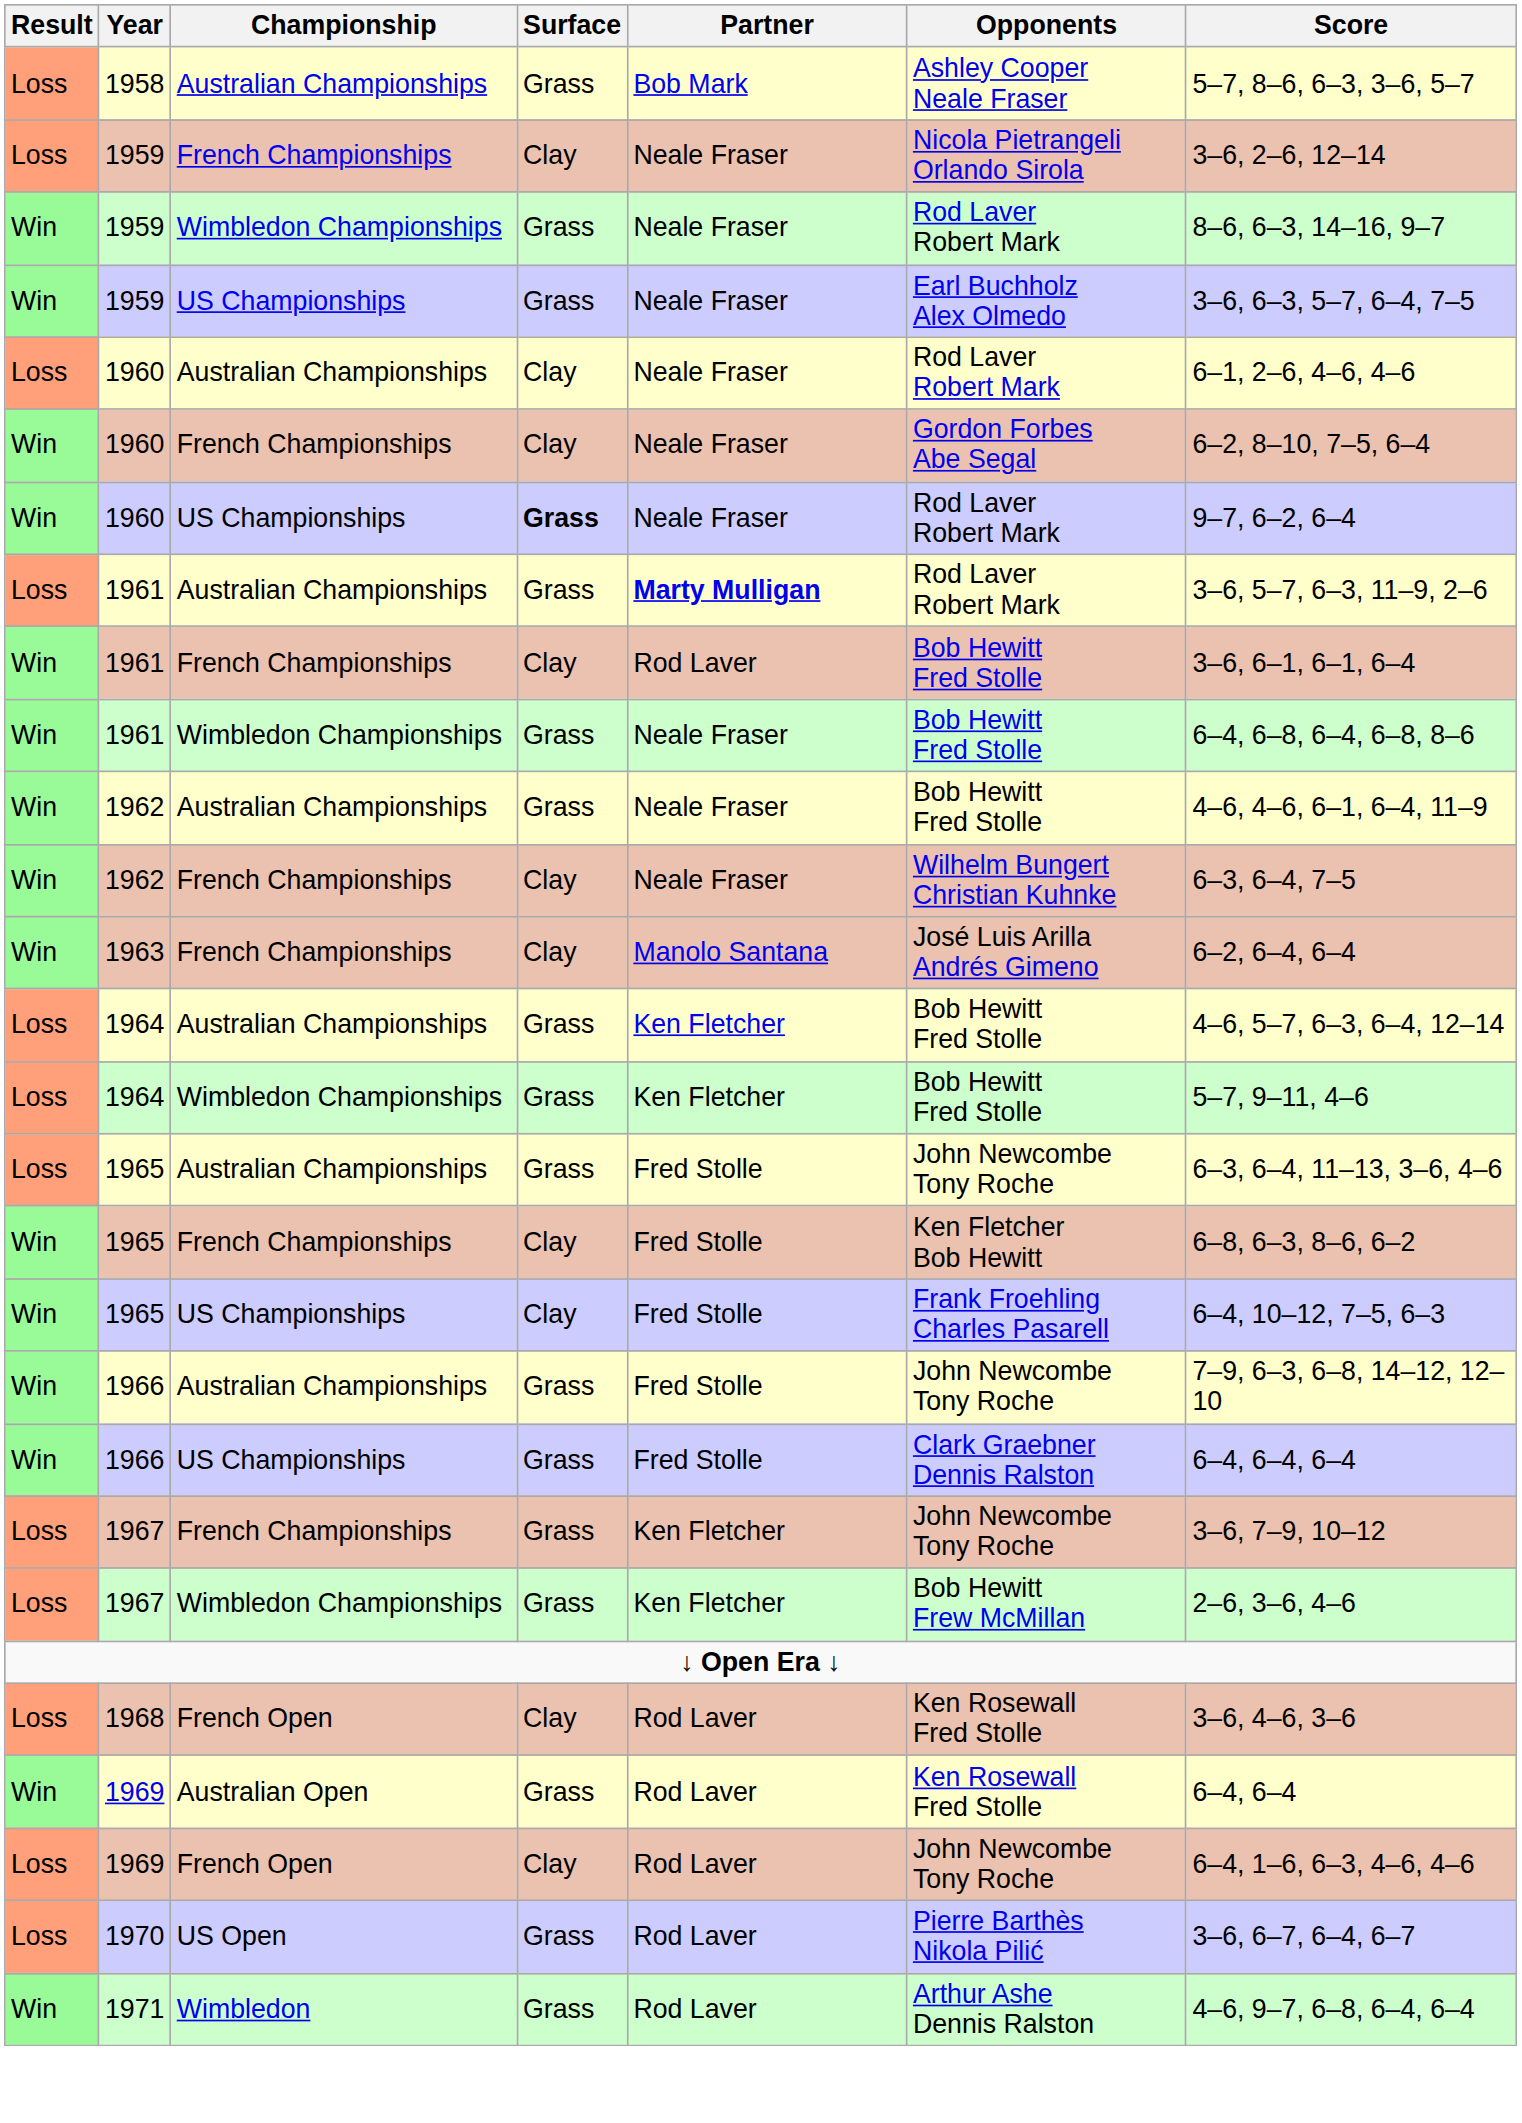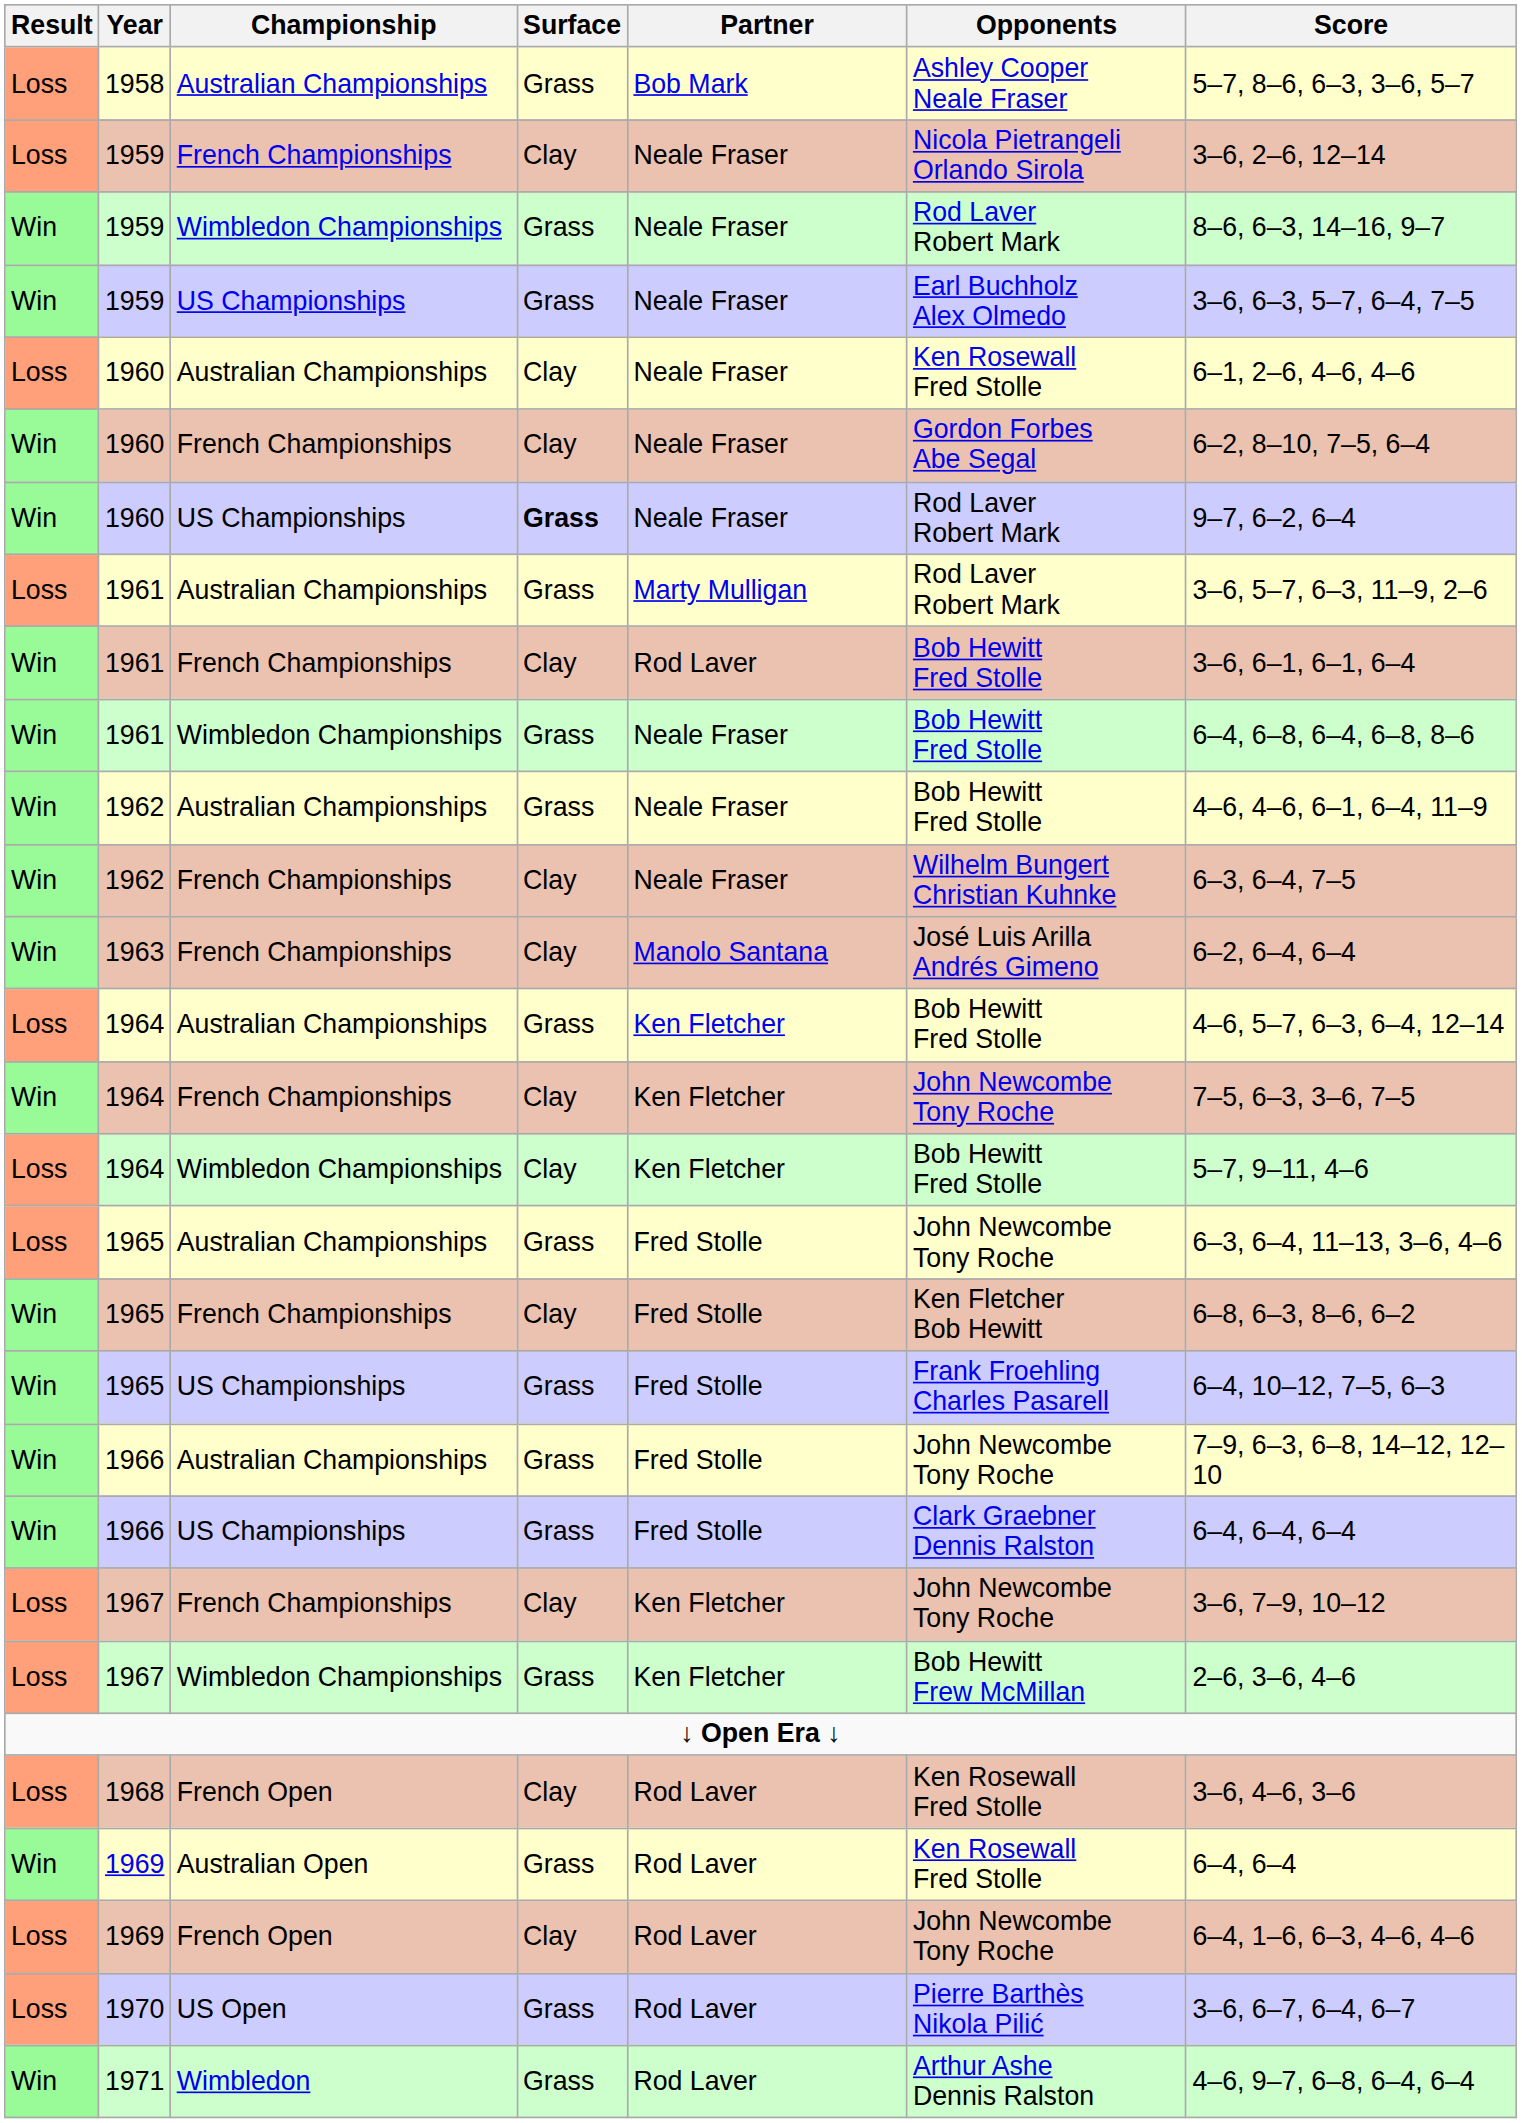(986, 372) Rod Laver Robert Mark -> (995, 372) Ken Rosewall Fred Stolle
(727, 590) bold -> (720, 590) normal
+ row: (135, 1097)
(559, 1097) Grass -> (550, 1169) Clay
(550, 1314) Clay -> (559, 1386) Grass
(559, 1531) Grass -> (550, 1604) Clay
